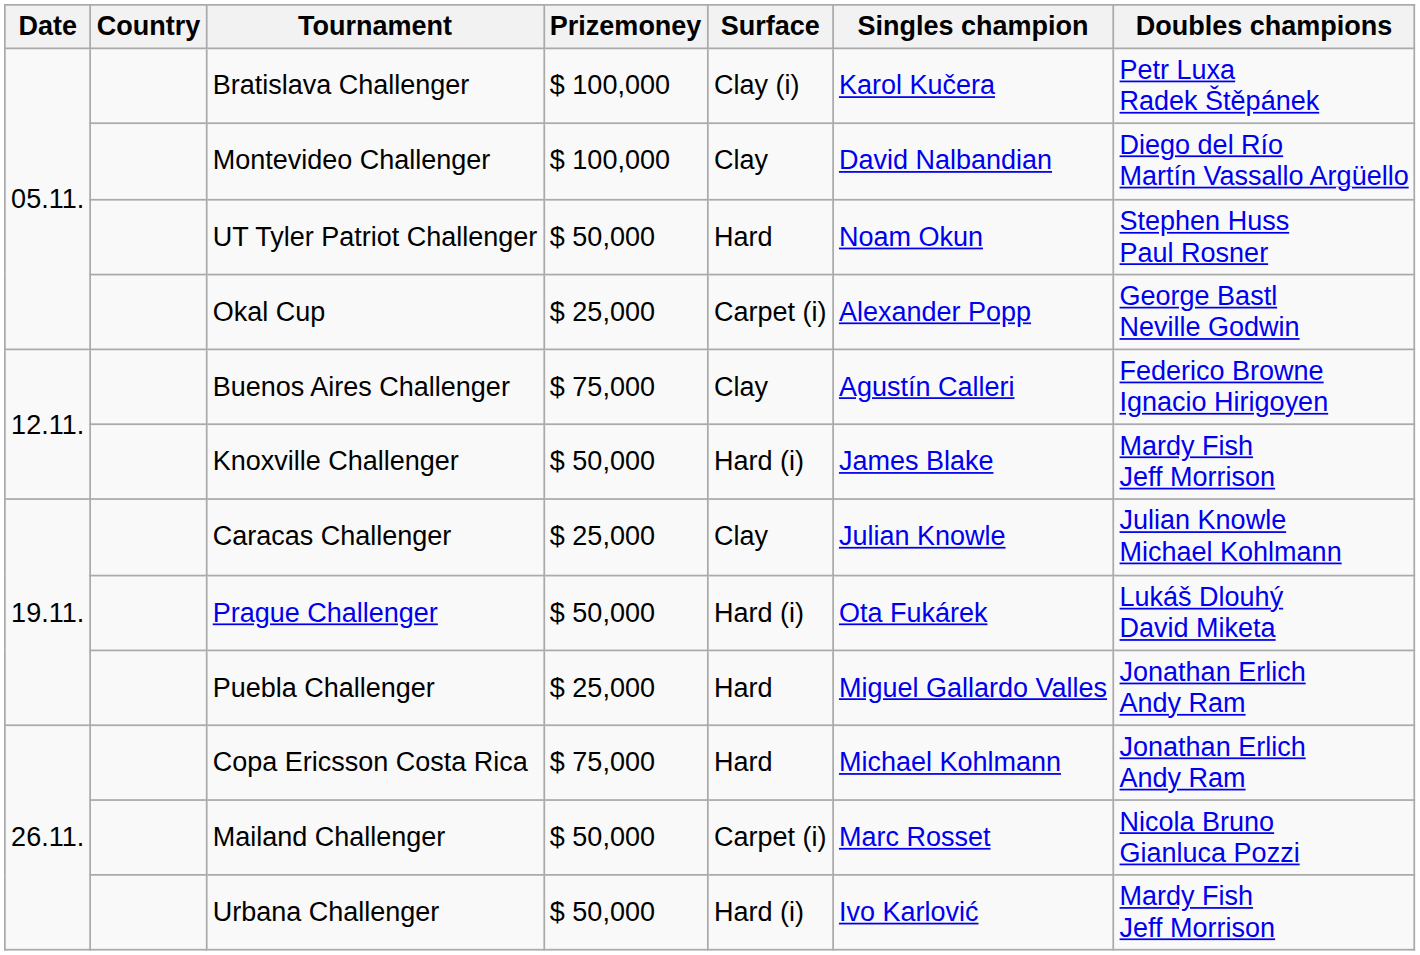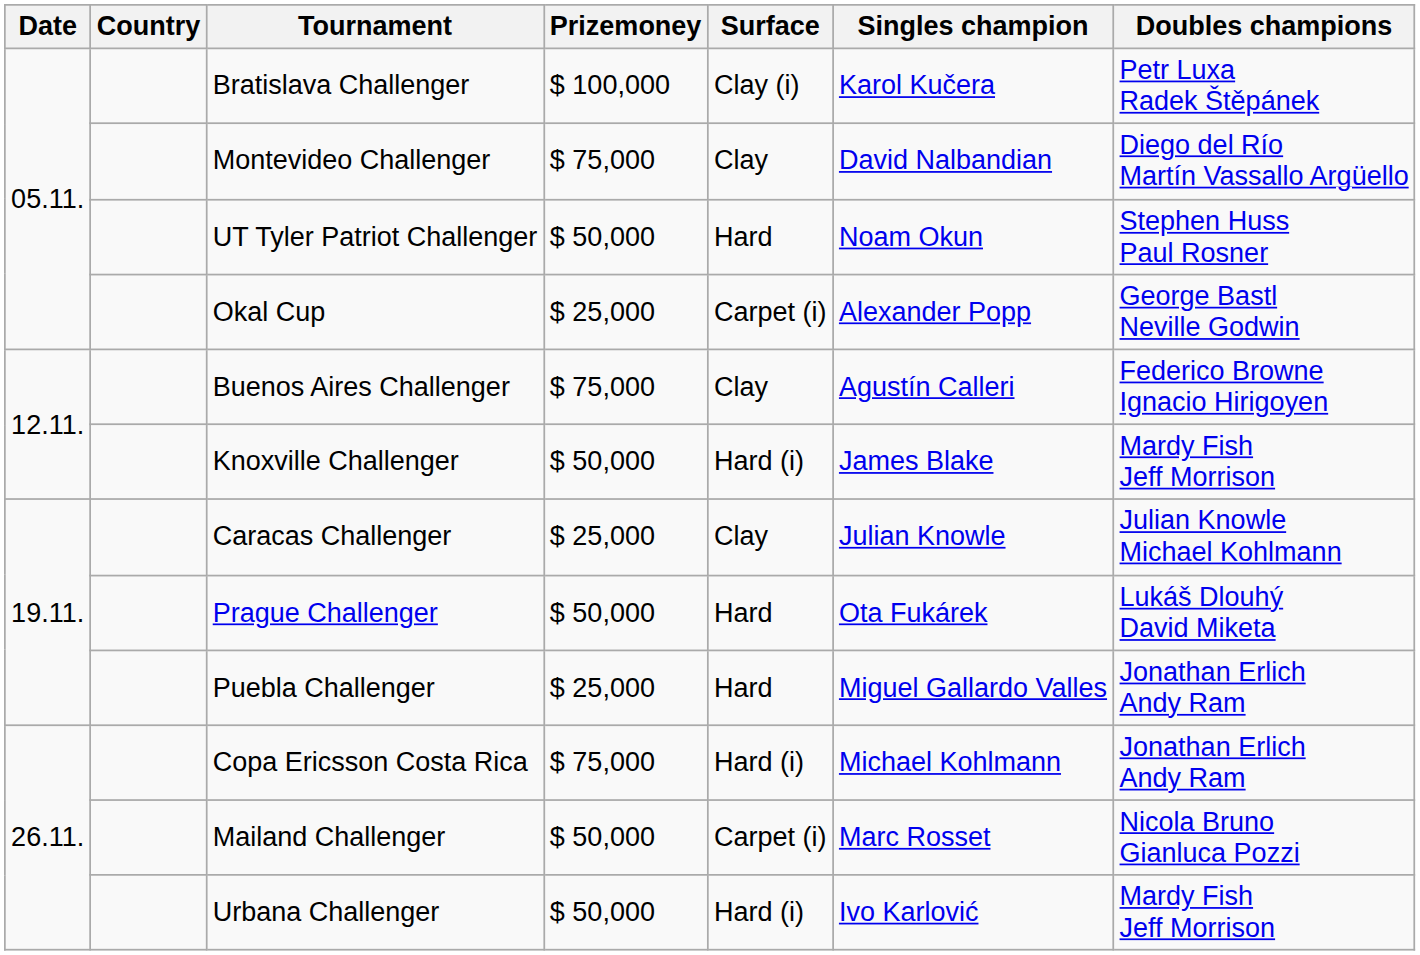(610, 160) $ 100,000 -> (602, 160) $ 75,000
(759, 611) Hard (i) -> (743, 611) Hard
(743, 761) Hard -> (759, 761) Hard (i)
